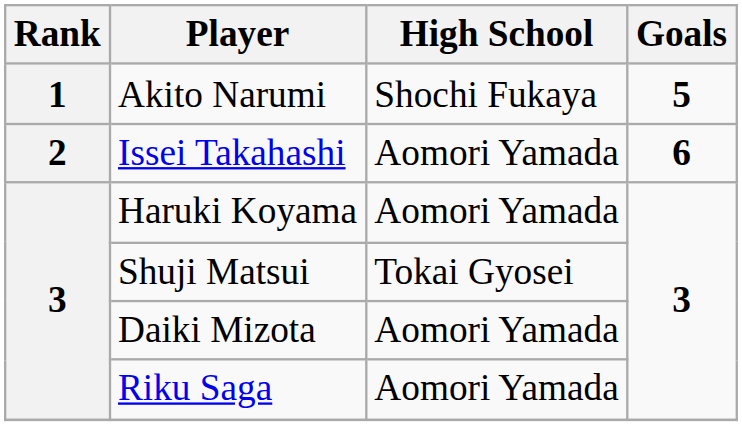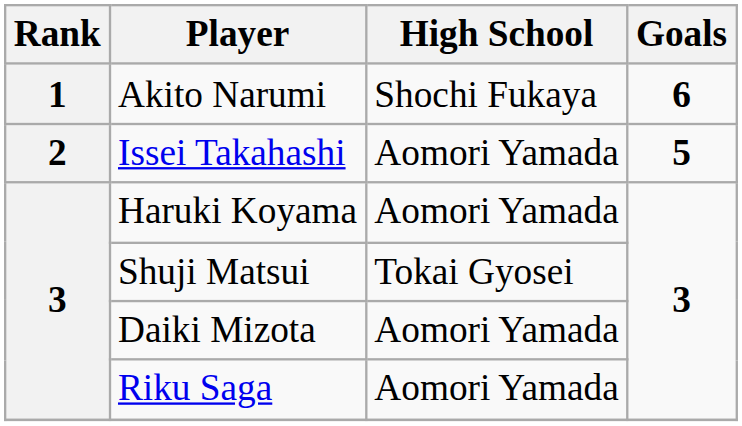(681, 93) 5 -> (681, 93) 6
(681, 152) 6 -> (681, 152) 5
